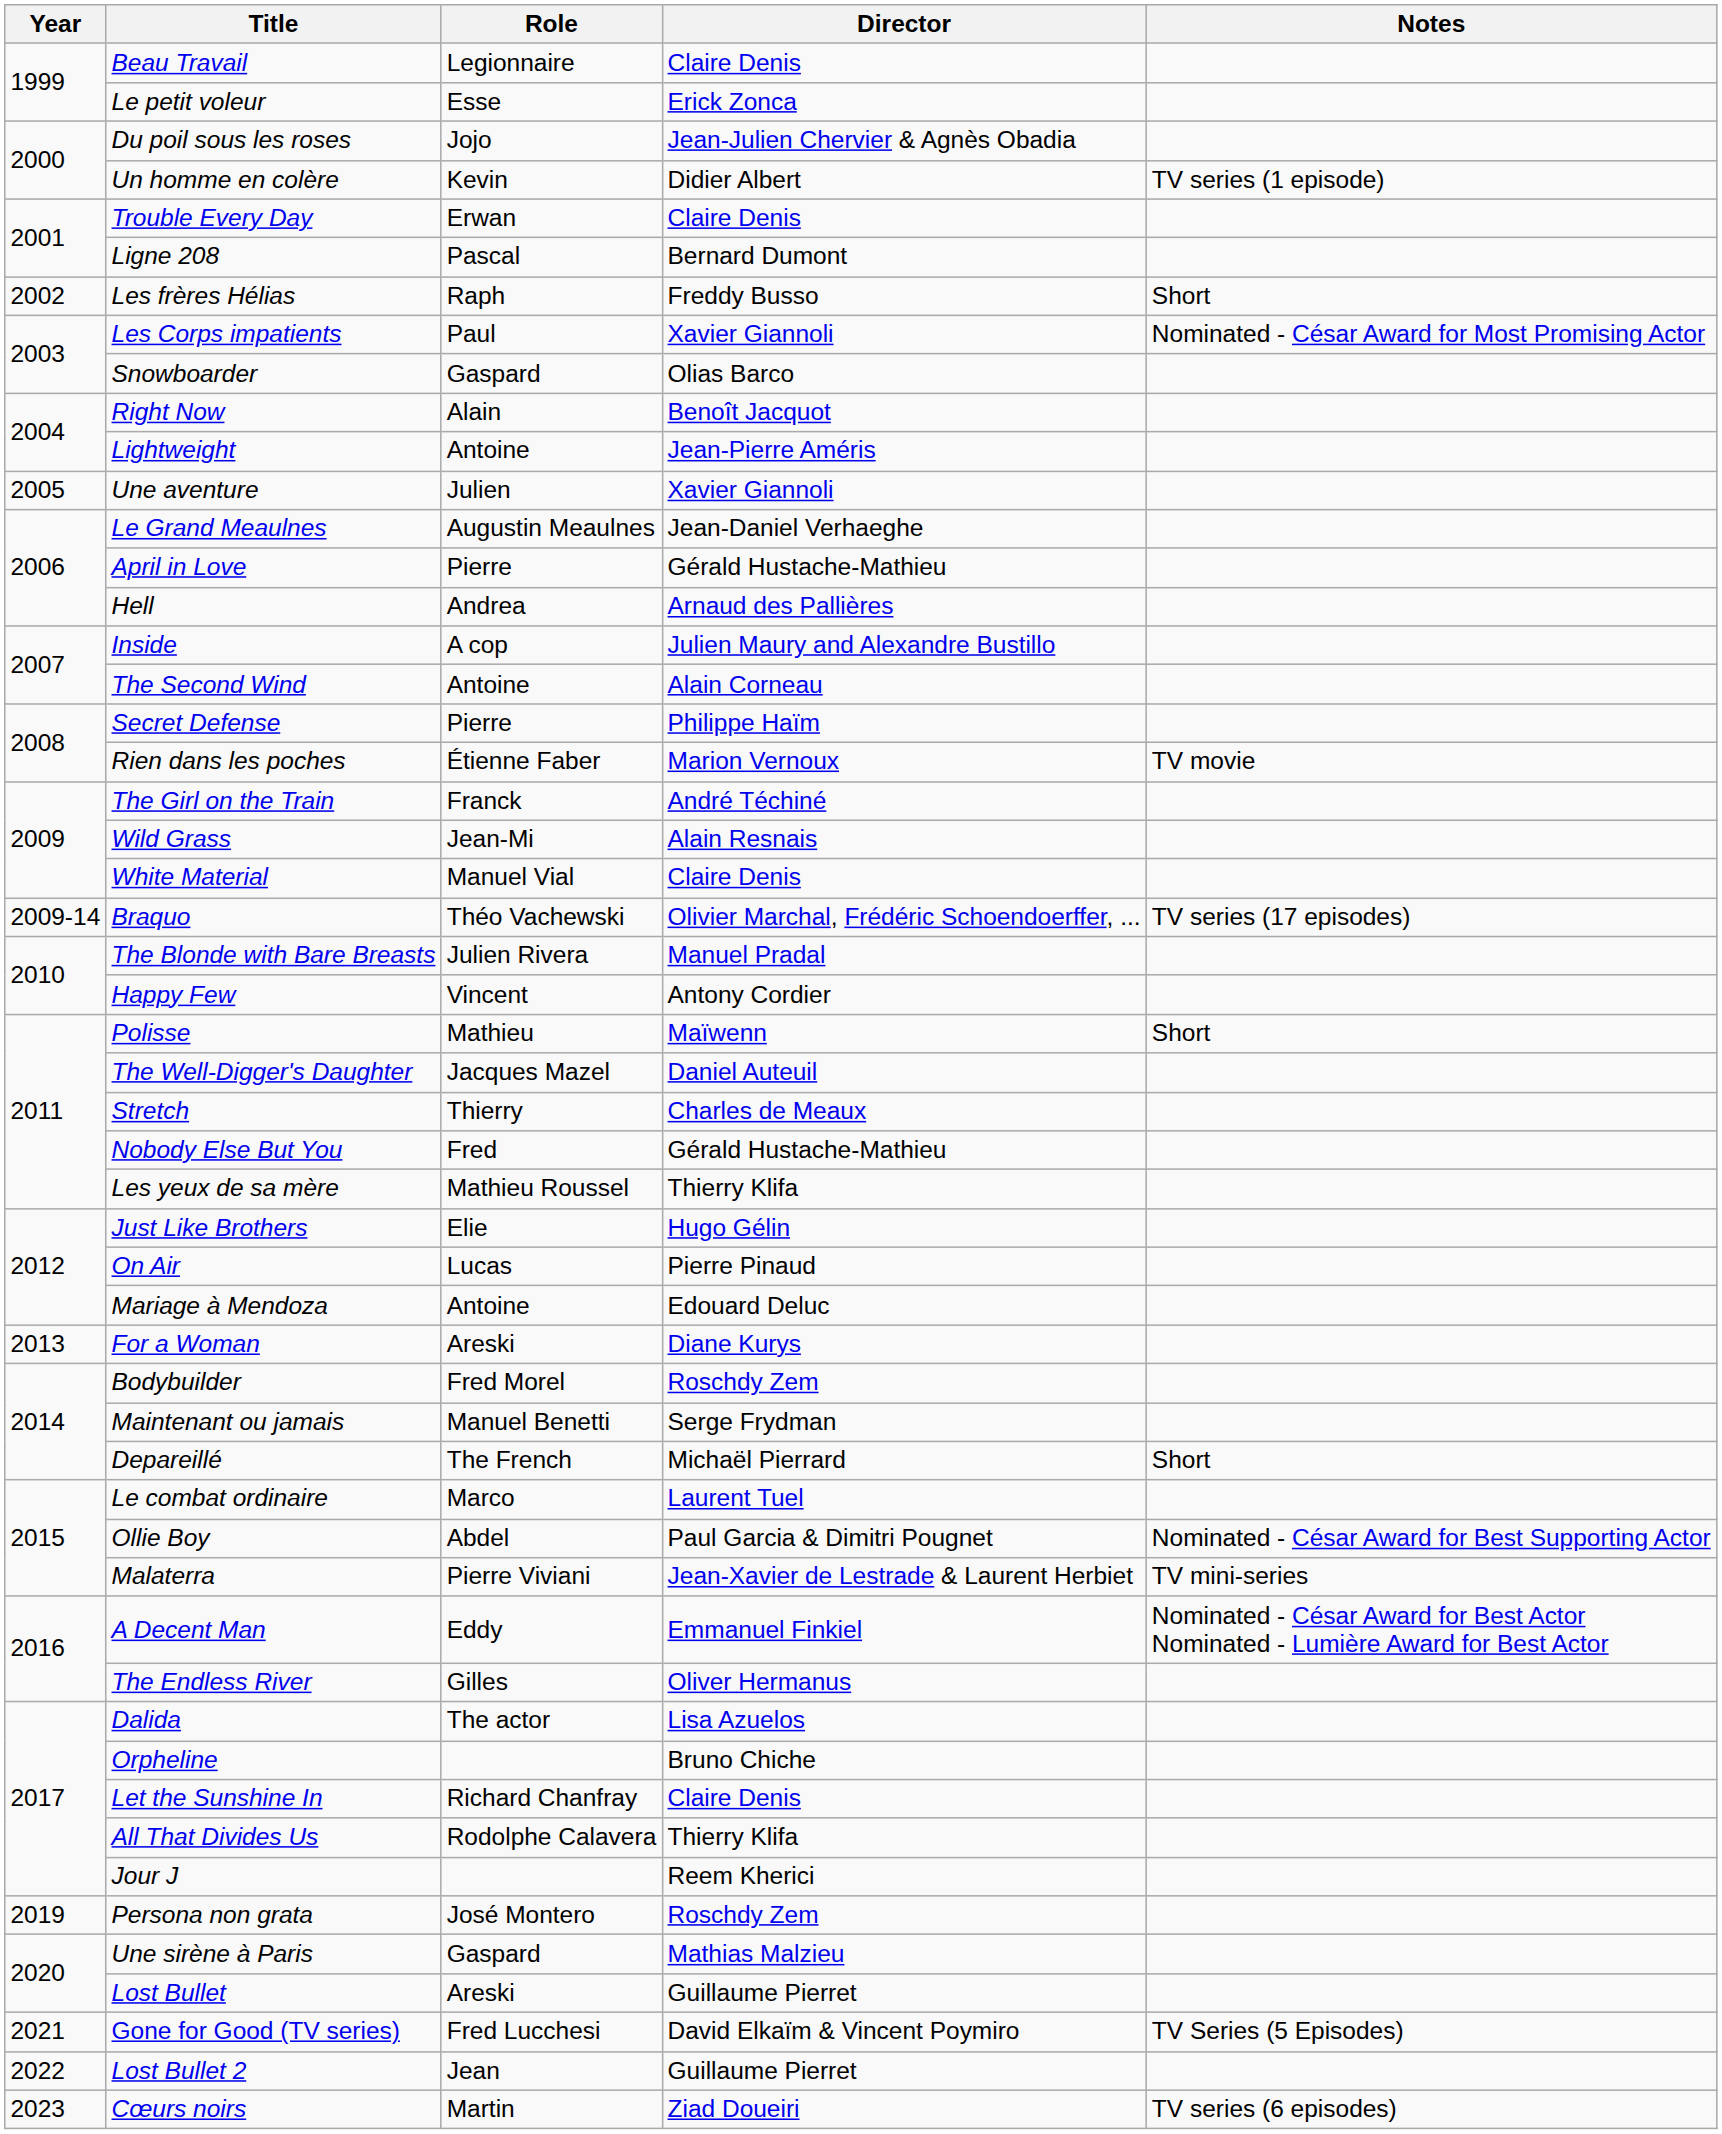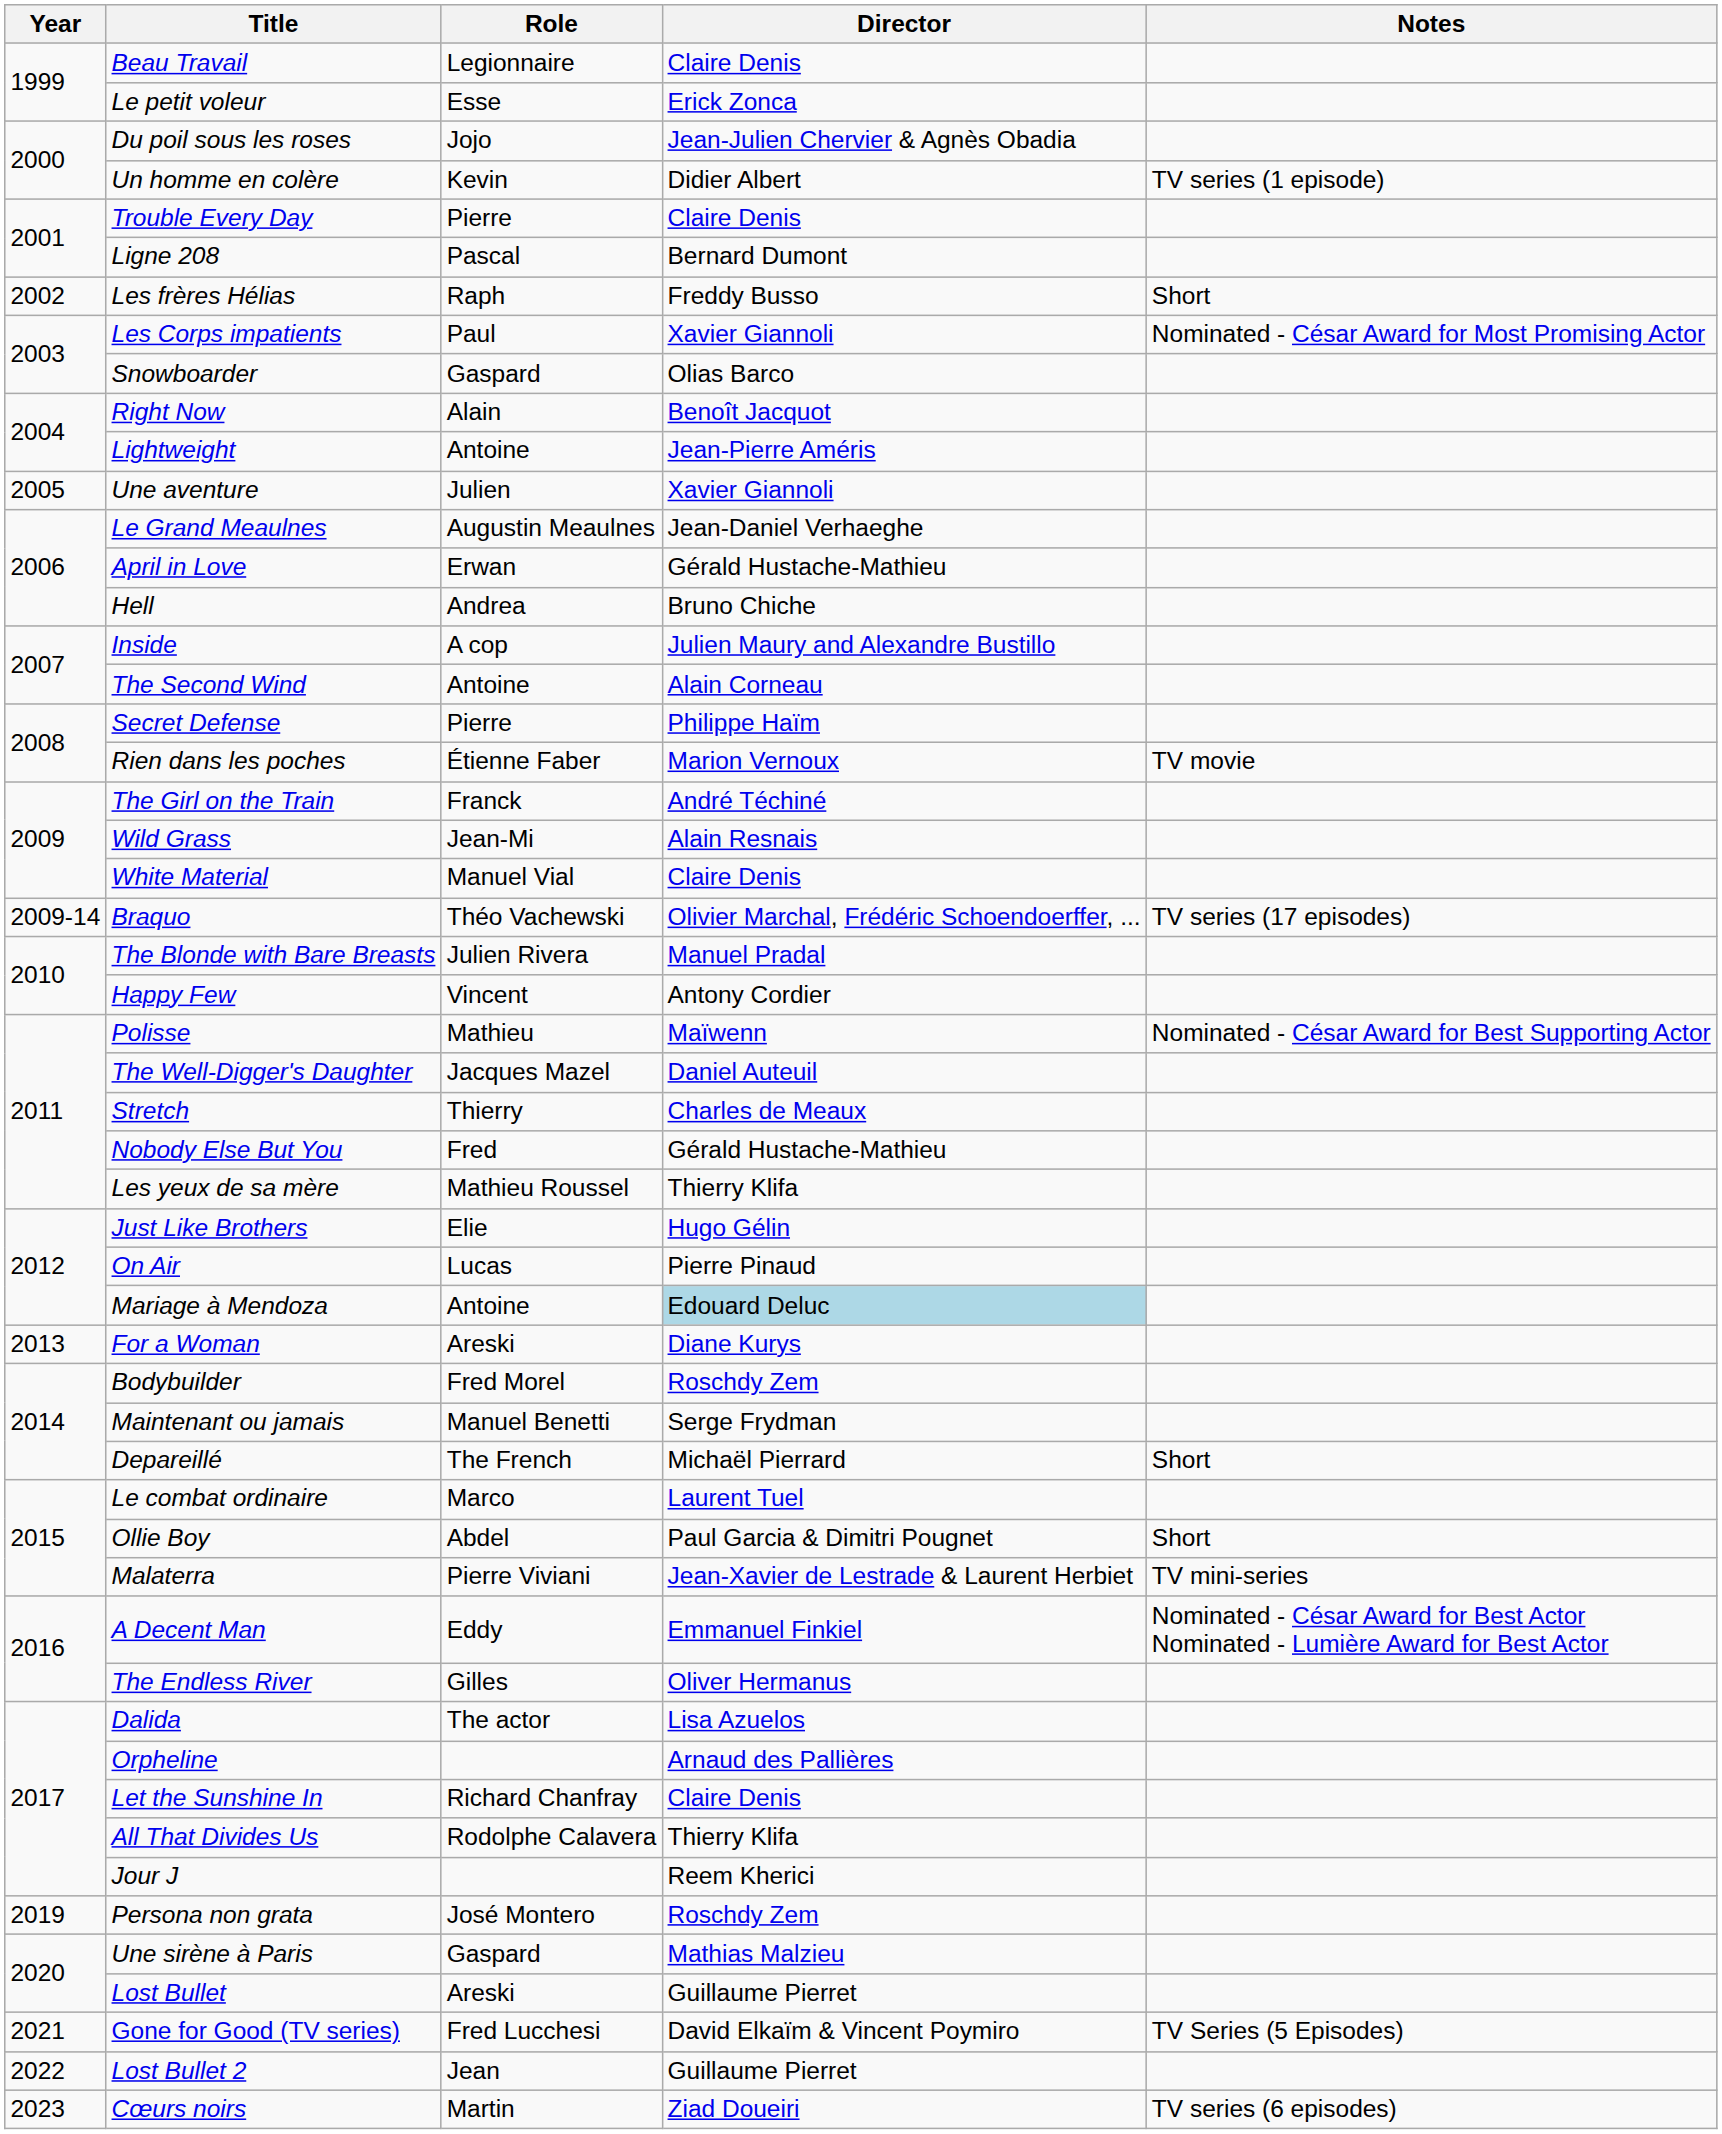(481, 218) Erwan -> (479, 218) Pierre
(479, 567) Pierre -> (481, 567) Erwan
(780, 606) Arnaud des Pallières -> (742, 606) Bruno Chiche
(1181, 1033) Short -> (1431, 1033) Nominated - César Award for Best Supporting Actor
(749, 1305) no background -> (749, 1305) lightblue background
(1431, 1538) Nominated - César Award for Best Supporting Actor -> (1181, 1538) Short
(742, 1759) Bruno Chiche -> (780, 1759) Arnaud des Pallières
